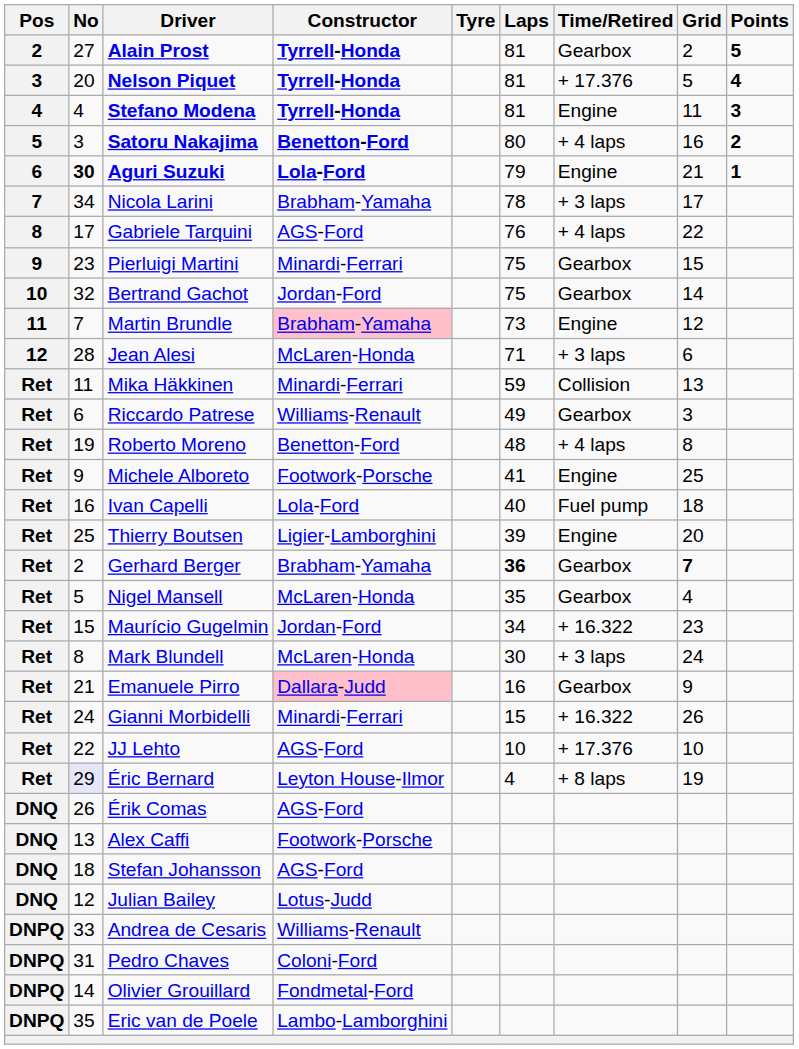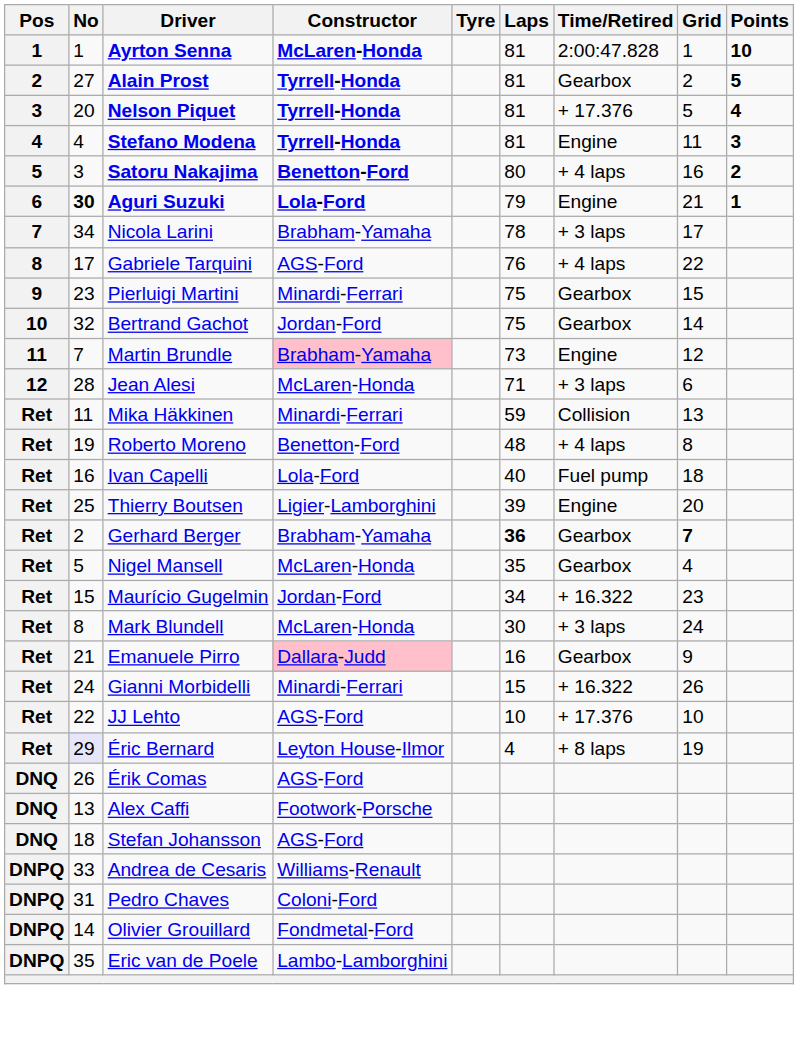+ row: (170, 50)
- row: (181, 414)
- row: (178, 475)
- row: (161, 899)
